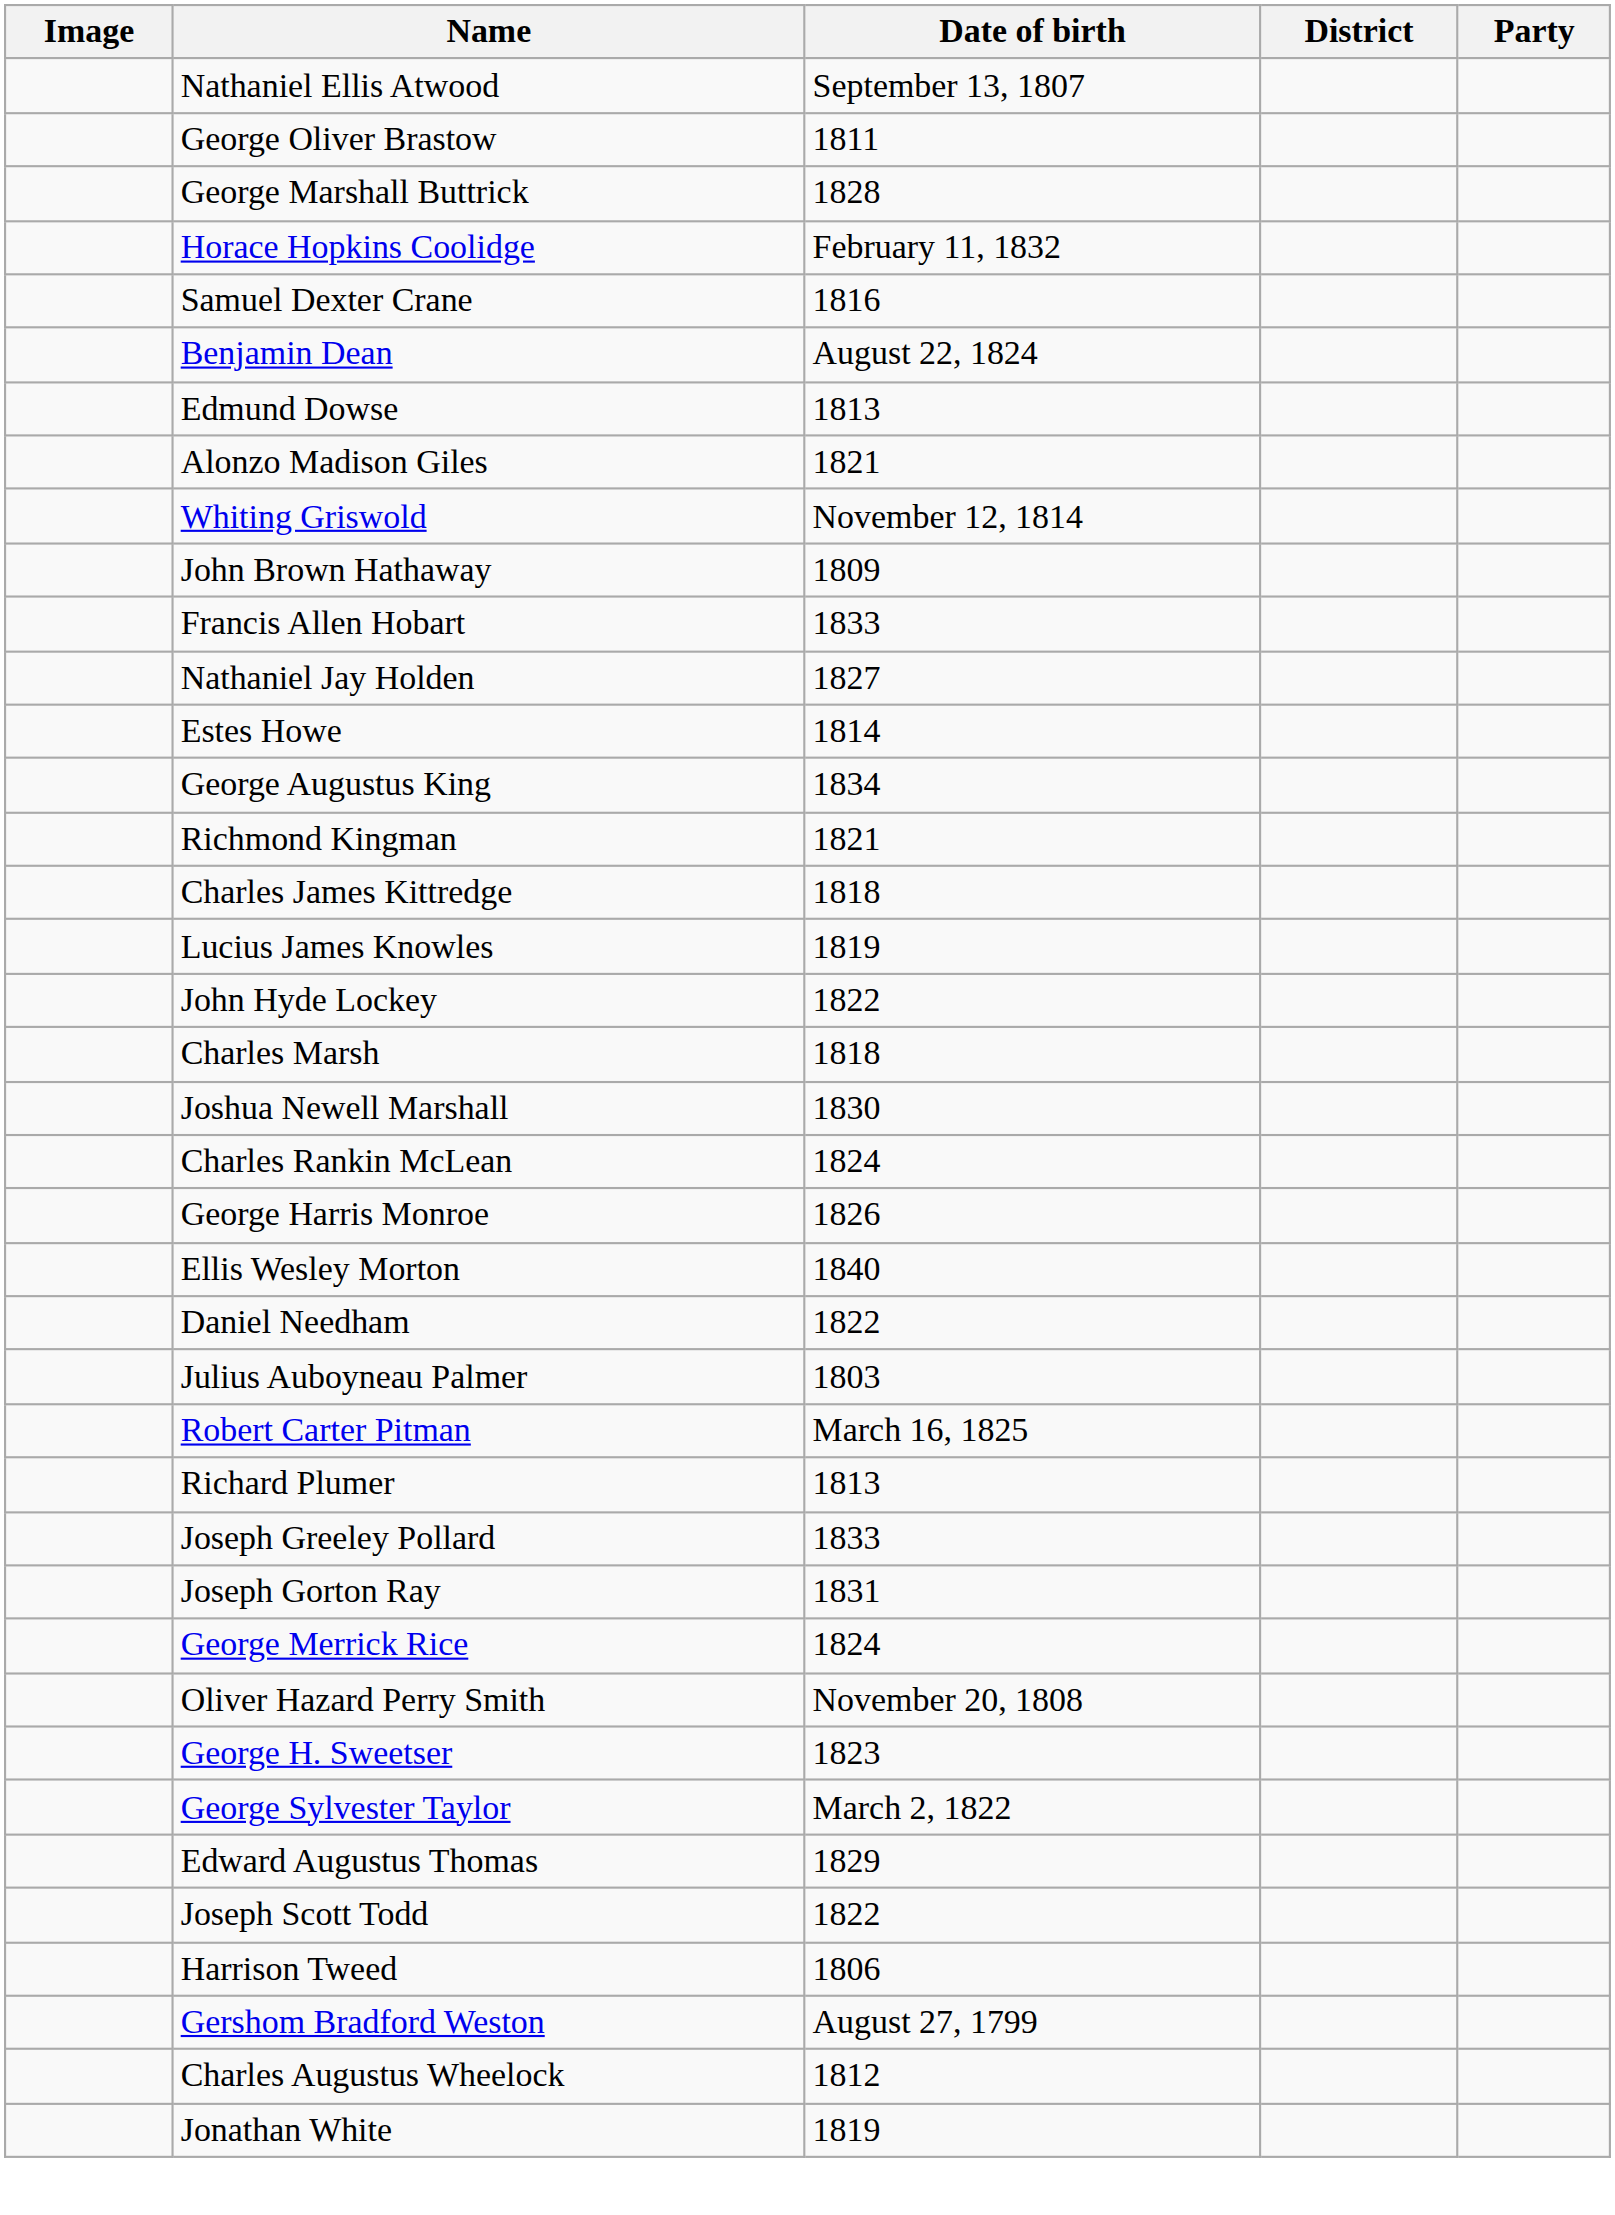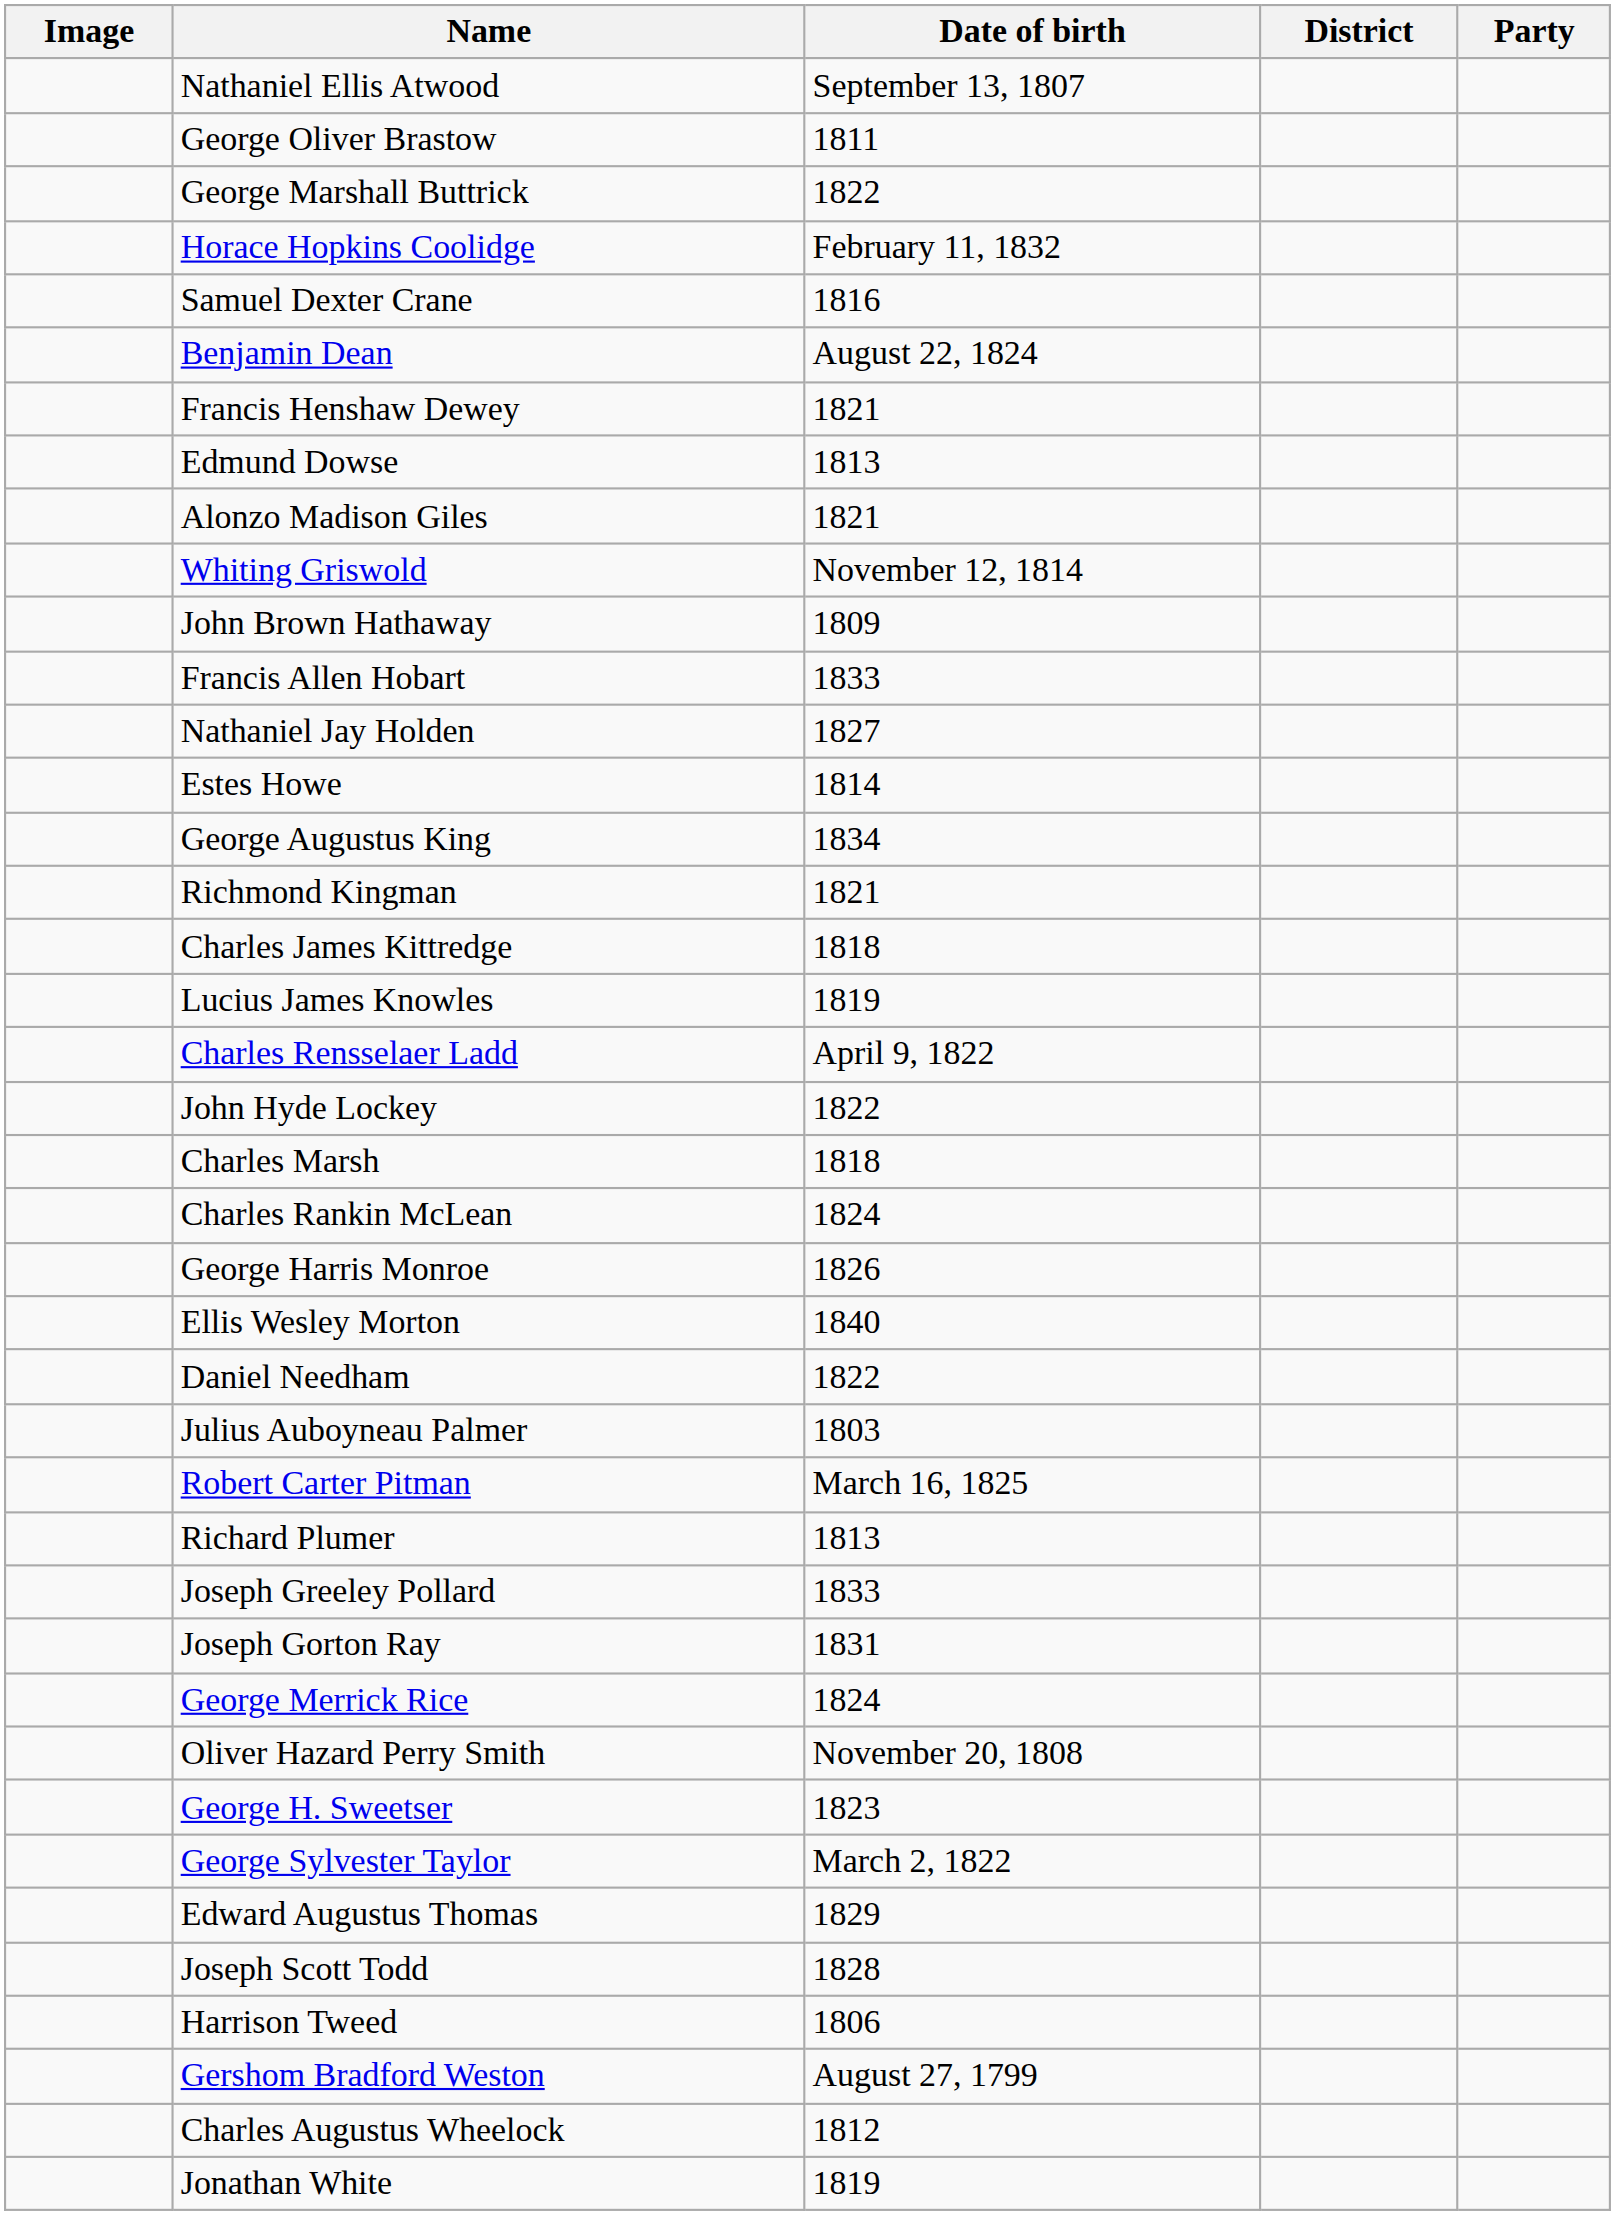(847, 192) 1828 -> (847, 192) 1822
+ row: (350, 407)
+ row: (349, 1053)
- row: (345, 1107)
(847, 1914) 1822 -> (847, 1968) 1828
